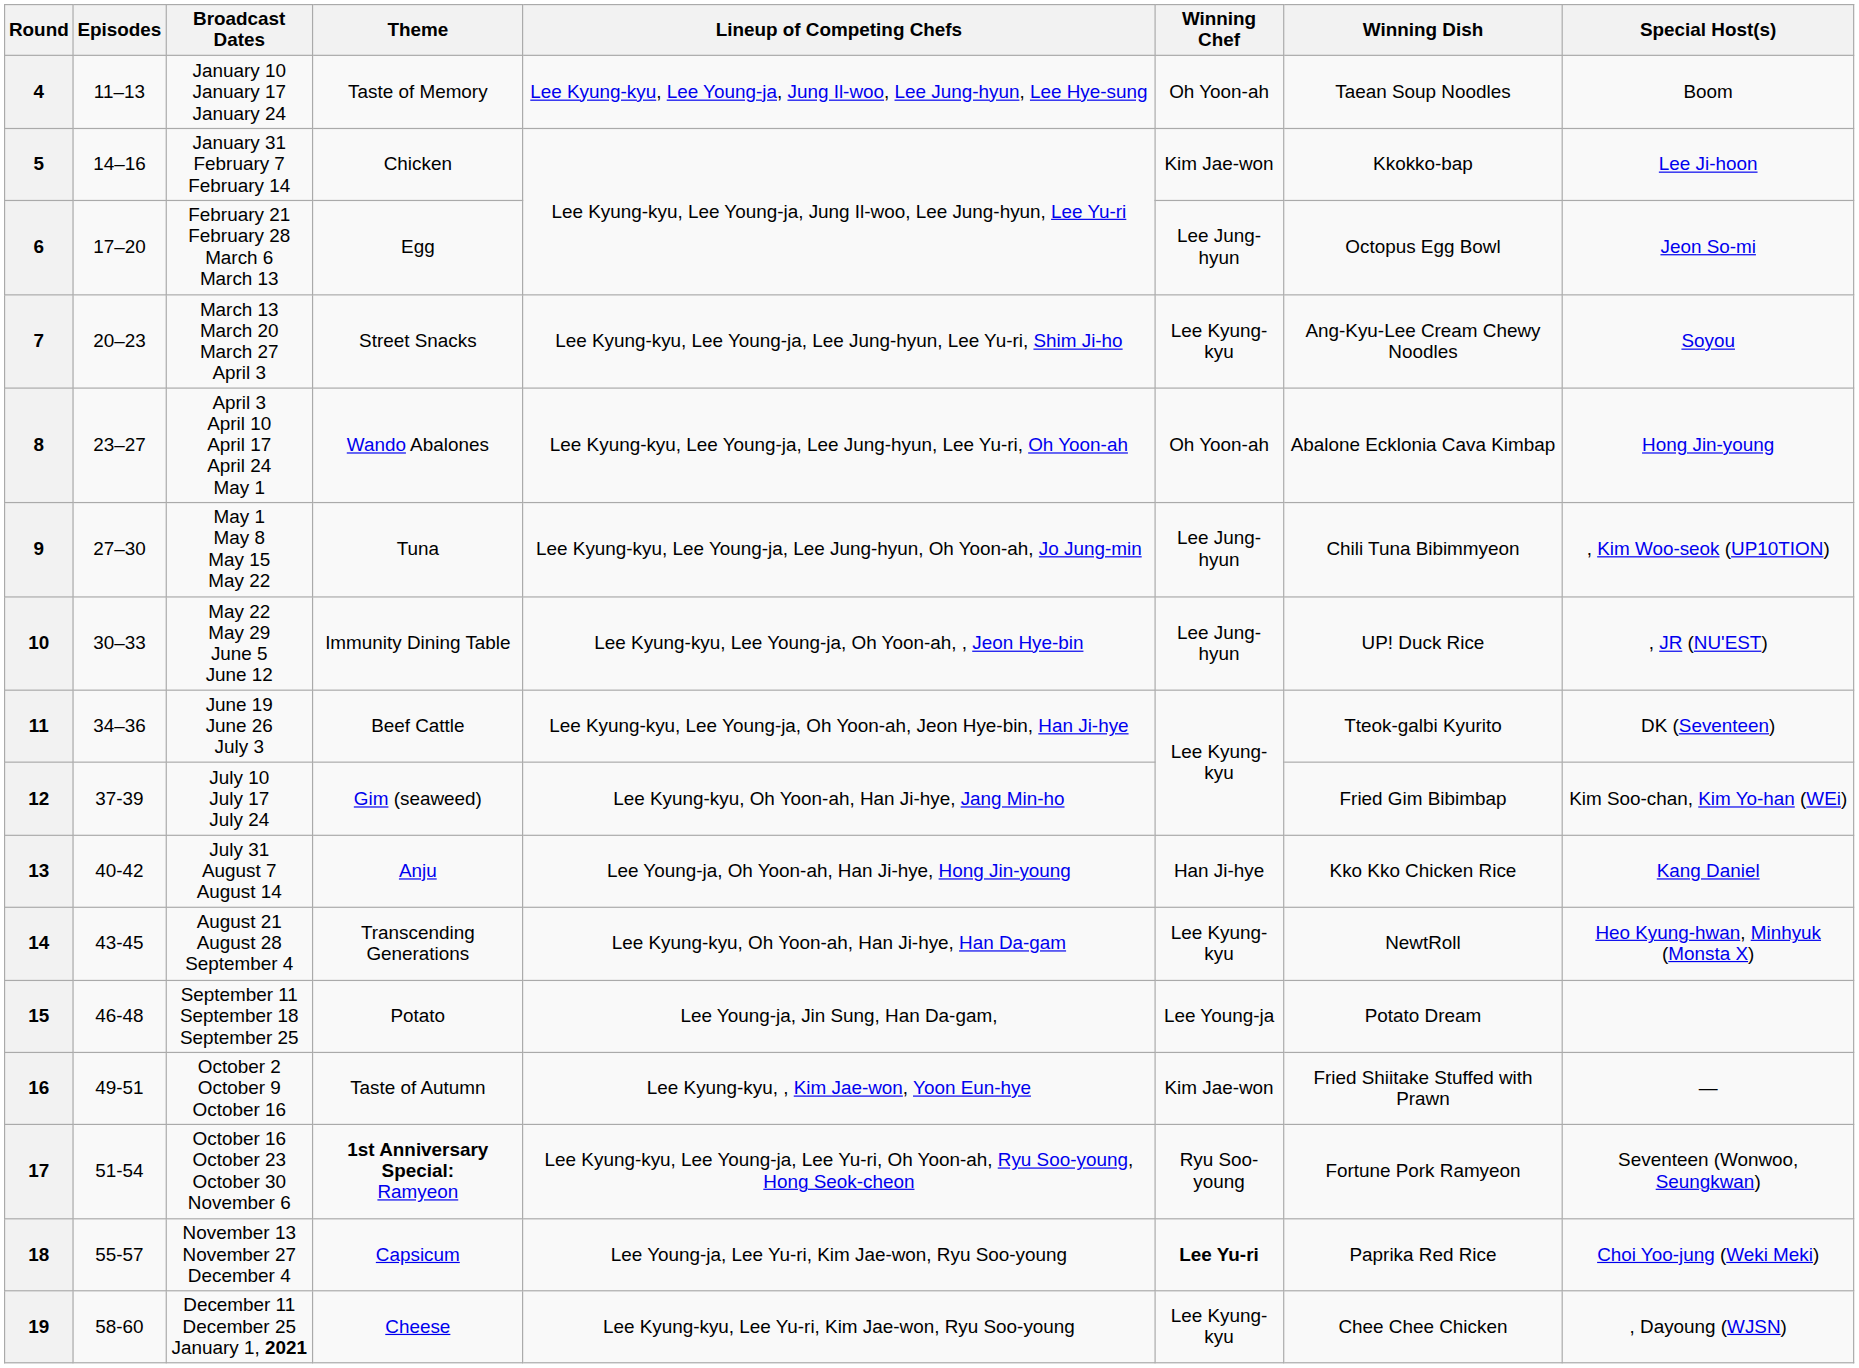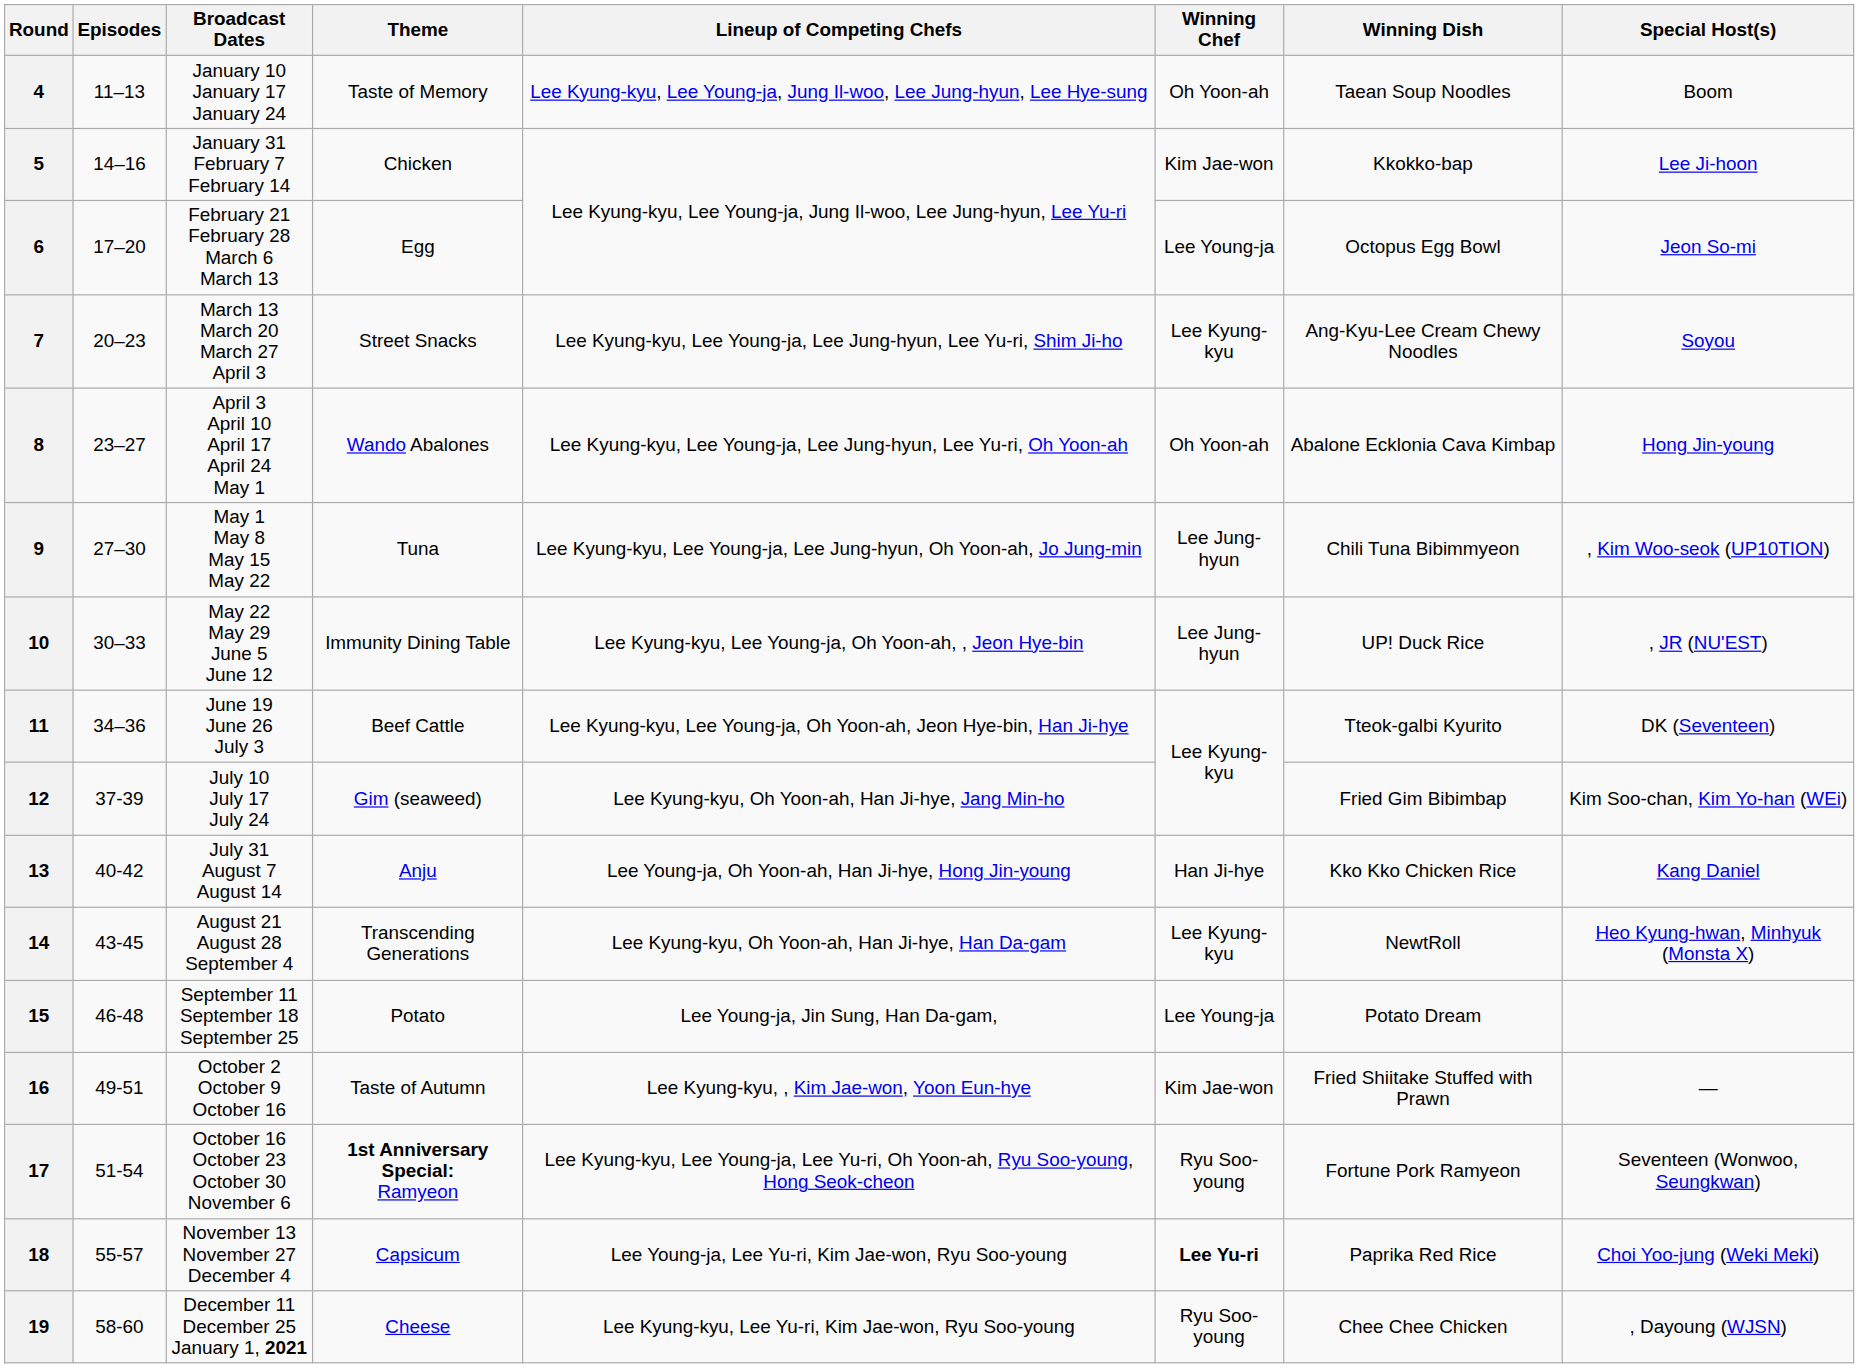(1219, 247) Lee Jung-hyun -> (1219, 247) Lee Young-ja
(1219, 1326) Lee Kyung-kyu -> (1219, 1326) Ryu Soo-young
